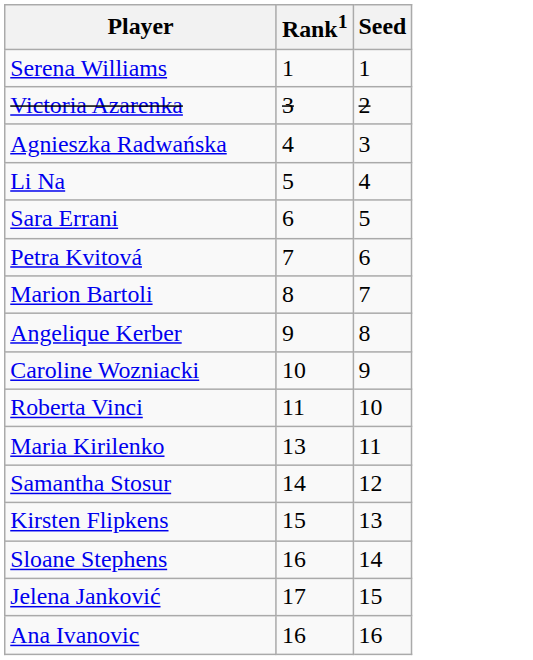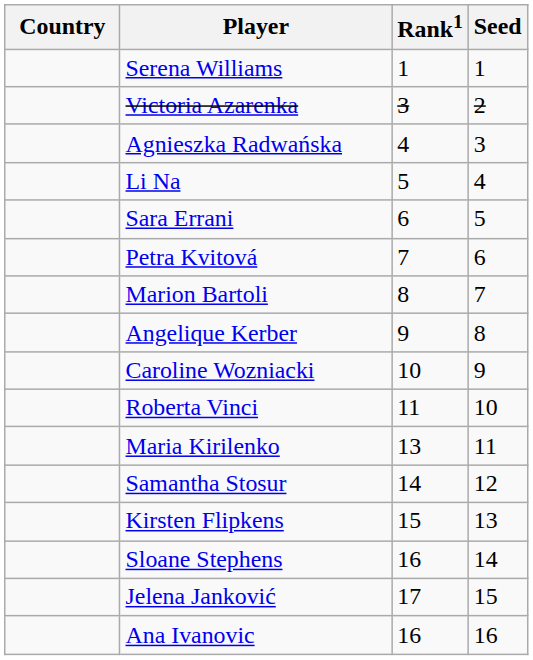+ column: (62, 26)
